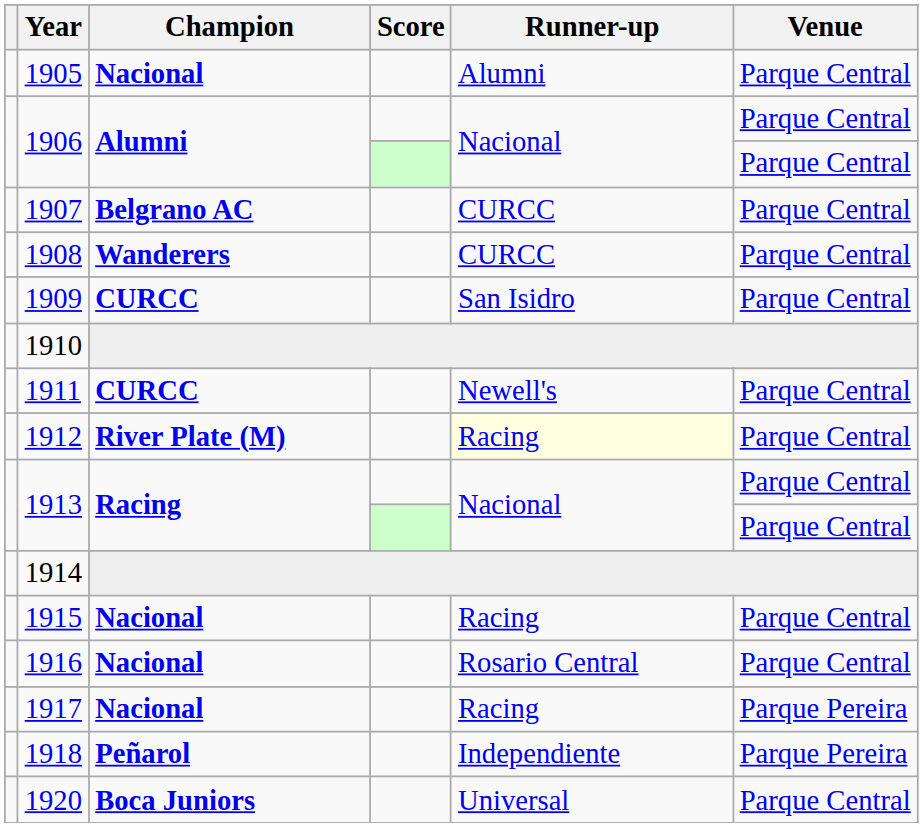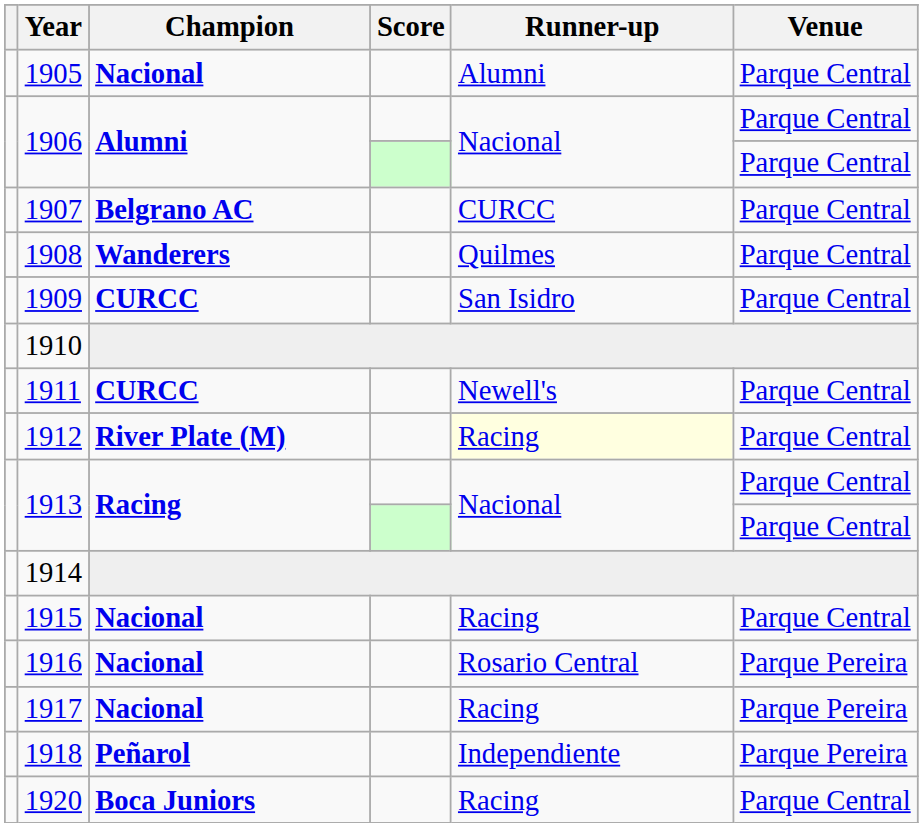(507, 254) CURCC -> (506, 254) Quilmes
(825, 663) Parque Central -> (824, 663) Parque Pereira
(514, 799) Universal -> (499, 799) Racing
